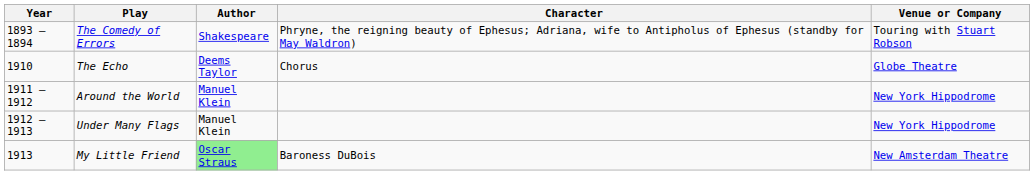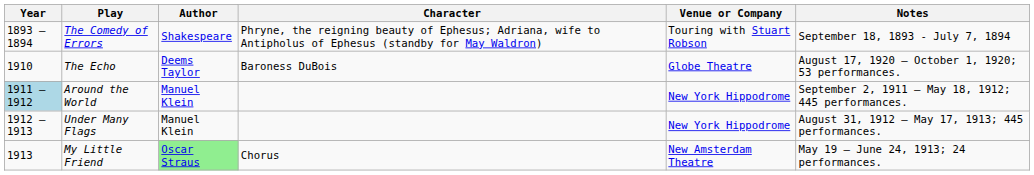+ column: (913, 13)
(299, 66) Chorus -> (289, 66) Baroness DuBois
(26, 96) no background -> (26, 96) lightblue background
(328, 155) Baroness DuBois -> (260, 155) Chorus
